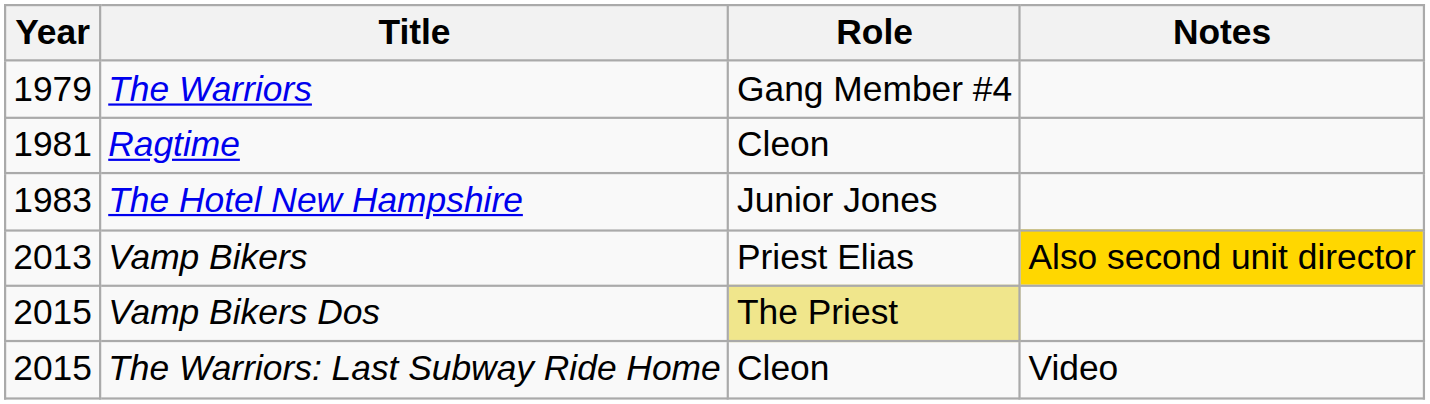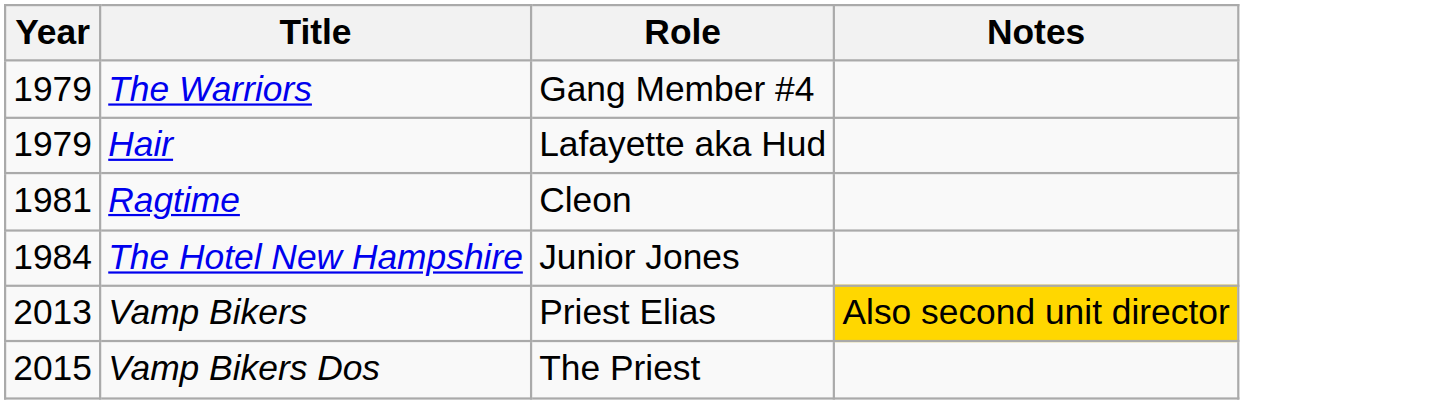+ row: (141, 144)
(53, 200) 1983 -> (53, 256) 1984
(818, 312) khaki background -> (620, 369) no background
- row: (414, 369)
